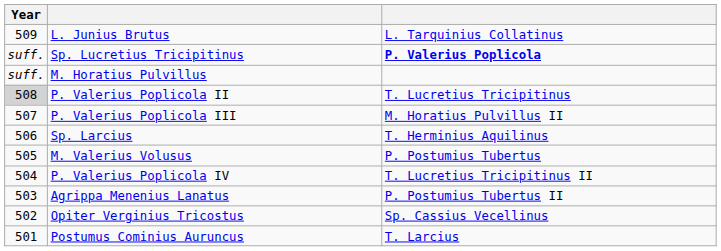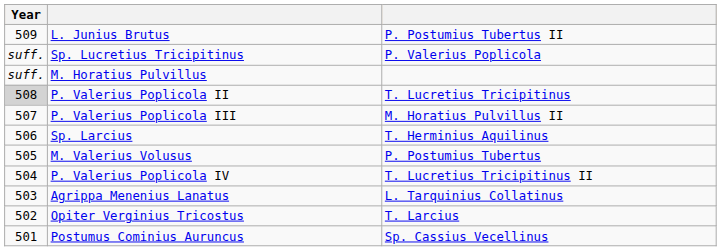(474, 35) L. Tarquinius Collatinus -> (474, 35) P. Postumius Tubertus II
(463, 55) bold -> (463, 55) normal
(474, 196) P. Postumius Tubertus II -> (474, 196) L. Tarquinius Collatinus
(467, 216) Sp. Cassius Vecellinus -> (422, 216) T. Larcius
(422, 236) T. Larcius -> (467, 236) Sp. Cassius Vecellinus
